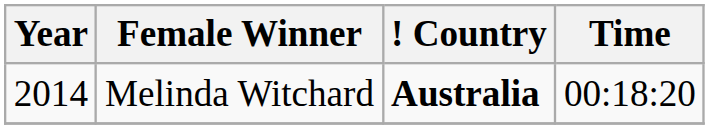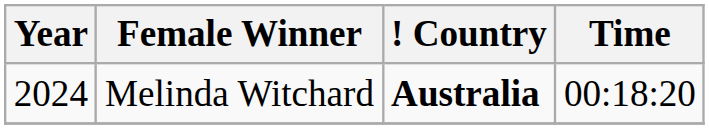(51, 92) 2014 -> (51, 92) 2024
